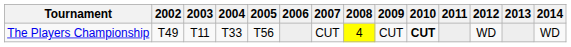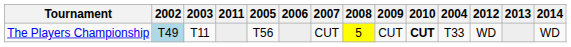columns swapped: (232, 14) <-> (455, 14)
(168, 33) no background -> (168, 33) lightblue background
(359, 33) 4 -> (359, 33) 5
